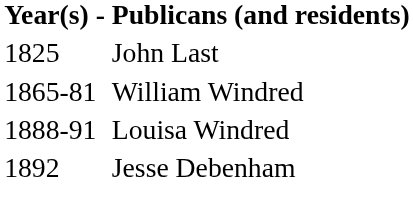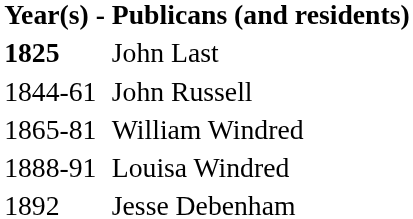(32, 53) normal -> (32, 53) bold
+ row: (182, 91)
